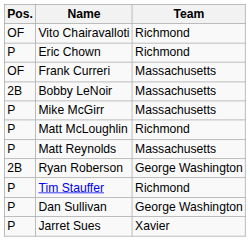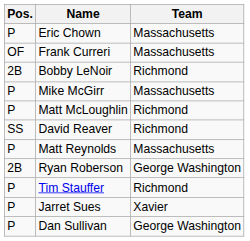- row: (84, 33)
(162, 52) Richmond -> (174, 33) Massachusetts
(176, 91) Massachusetts -> (161, 71) Richmond
+ row: (75, 129)
rows swapped: (70, 226) <-> (73, 206)
